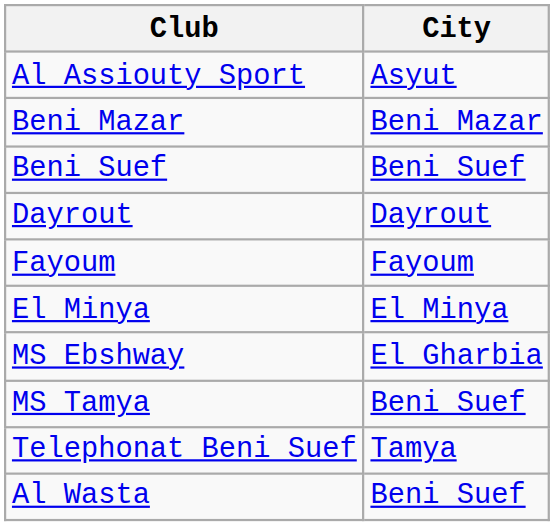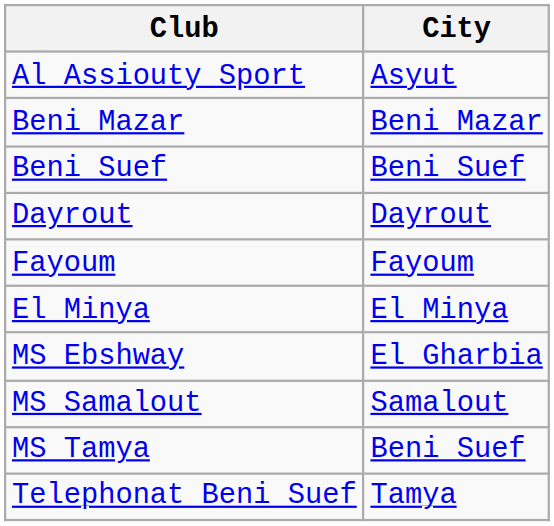+ row: (107, 403)
- row: (81, 497)
